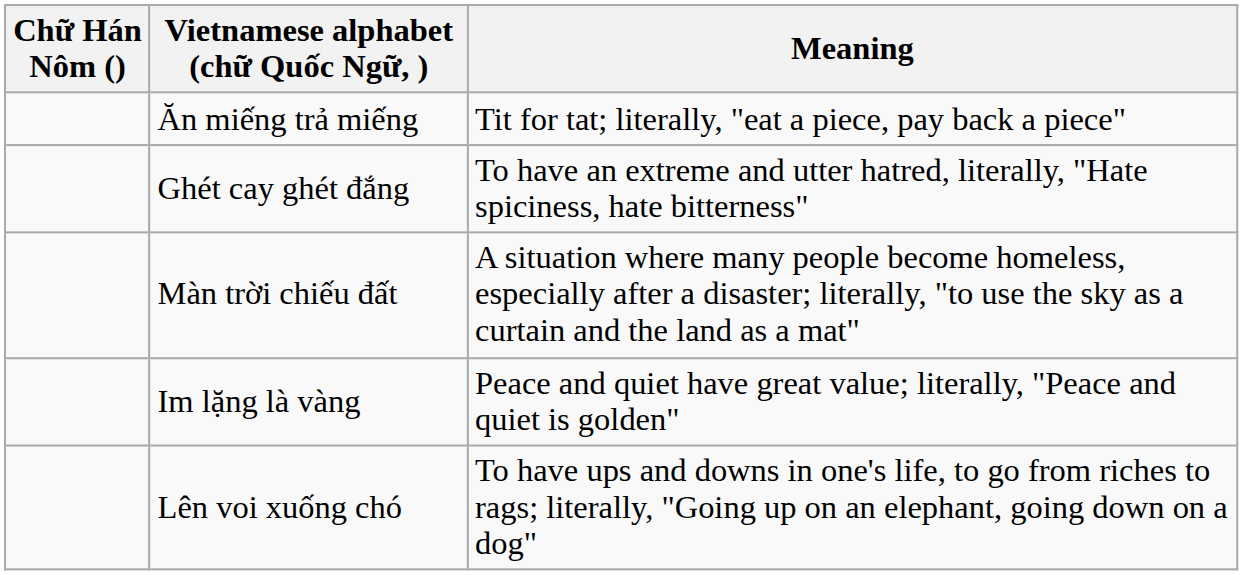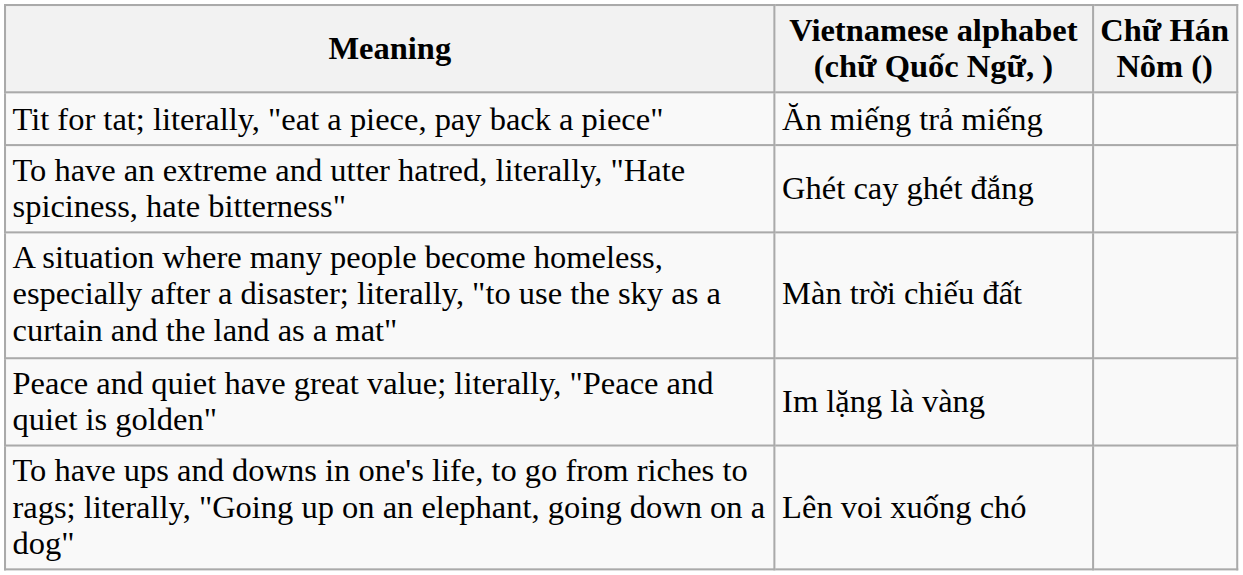columns swapped: (78, 48) <-> (852, 48)
